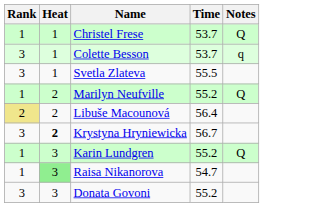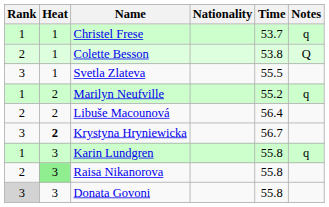+ column: (222, 14)
(241, 34) Q -> (306, 34) q
(22, 53) 3 -> (22, 53) 2
(206, 53) 53.7 -> (272, 53) 53.8
(241, 53) q -> (306, 53) Q
(241, 93) Q -> (306, 93) q
(22, 113) khaki background -> (22, 113) no background
(206, 152) 55.2 -> (272, 152) 55.8
(241, 152) Q -> (306, 152) q
(22, 172) 1 -> (22, 172) 2
(206, 172) 54.7 -> (272, 172) 55.8
(22, 192) no background -> (22, 192) lightgrey background
(206, 192) 55.2 -> (272, 192) 55.8
